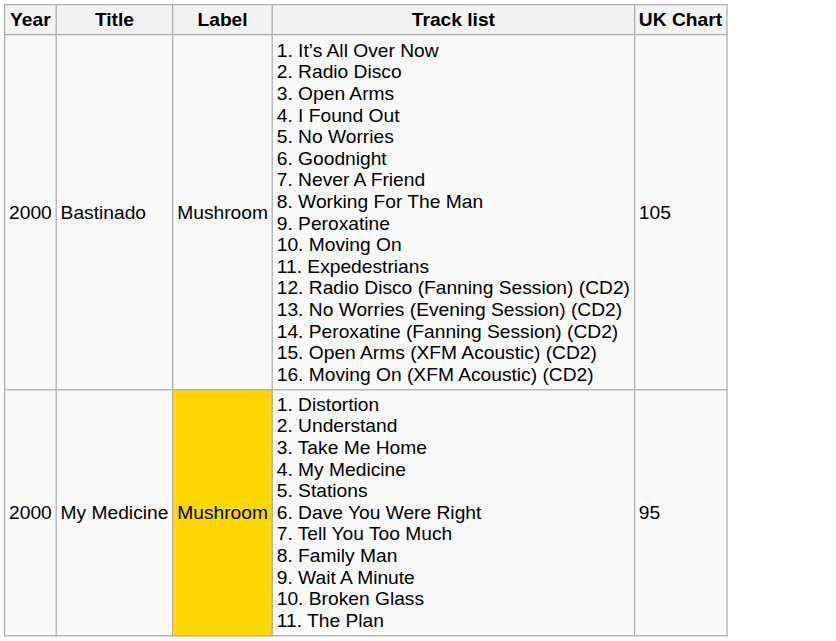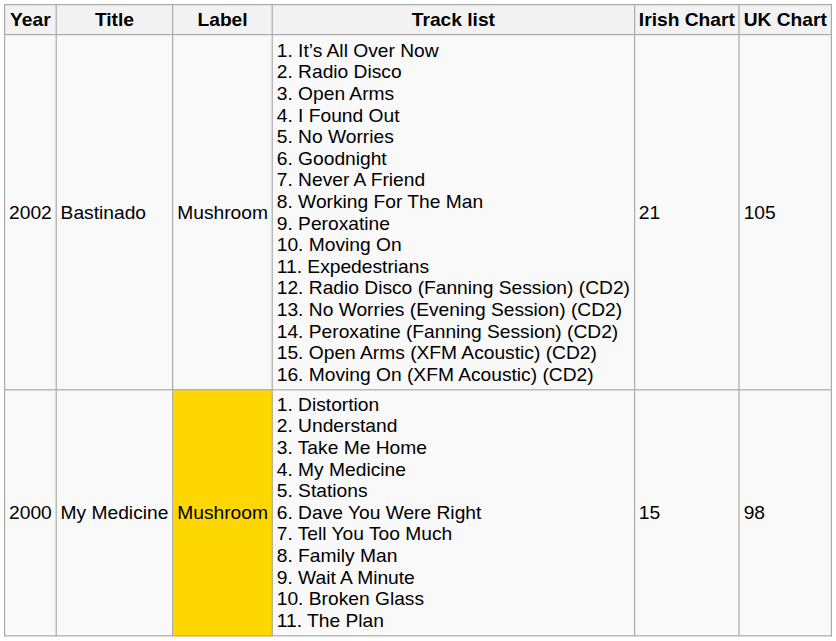+ column: (687, 19)
(30, 212) 2000 -> (30, 212) 2002
(649, 512) 95 -> (754, 512) 98
